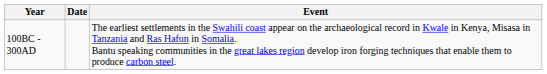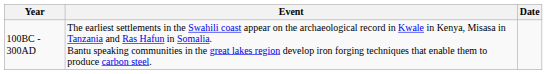columns swapped: (77, 12) <-> (316, 12)
